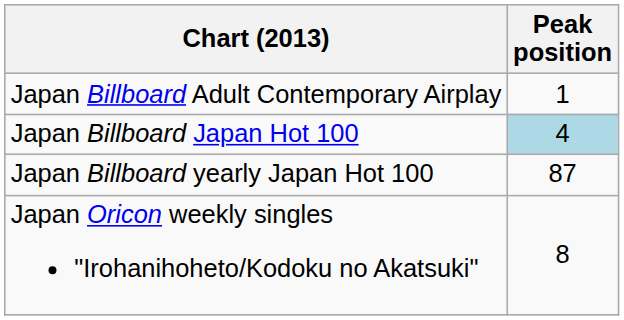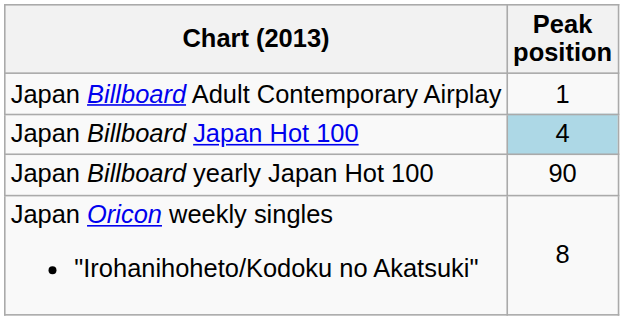(563, 174) 87 -> (563, 174) 90
